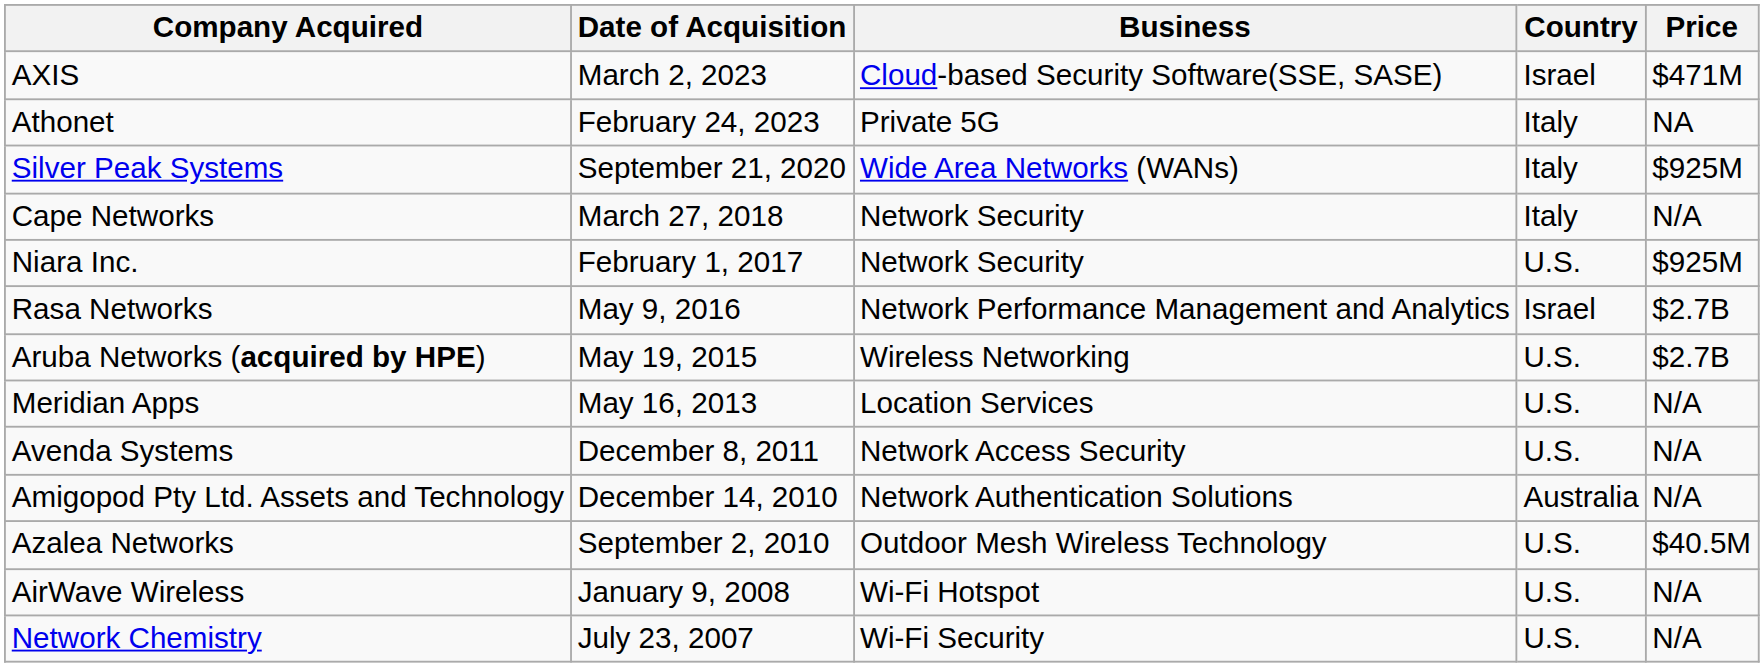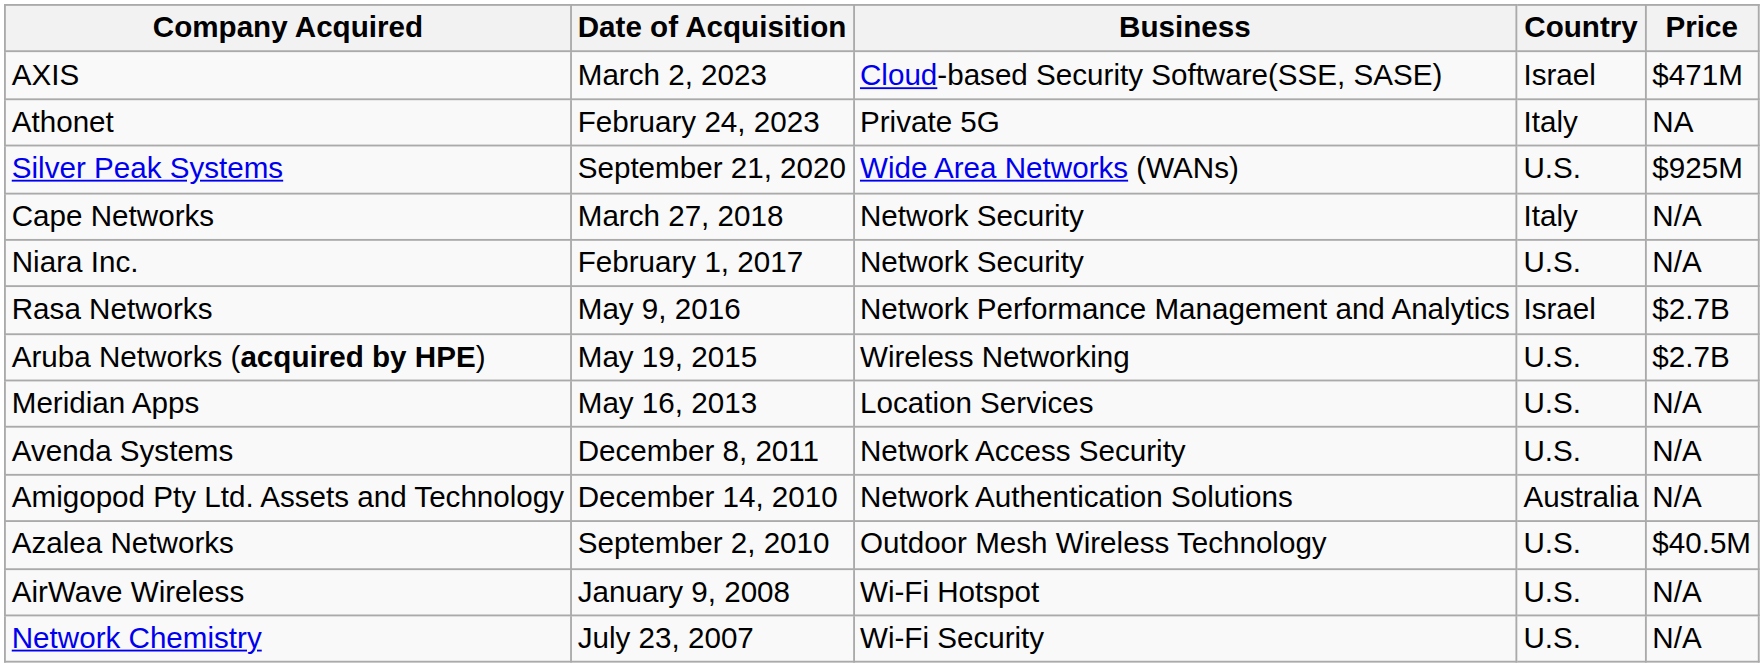(1551, 168) Italy -> (1552, 168) U.S.
(1698, 262) $925M -> (1677, 262) N/A
